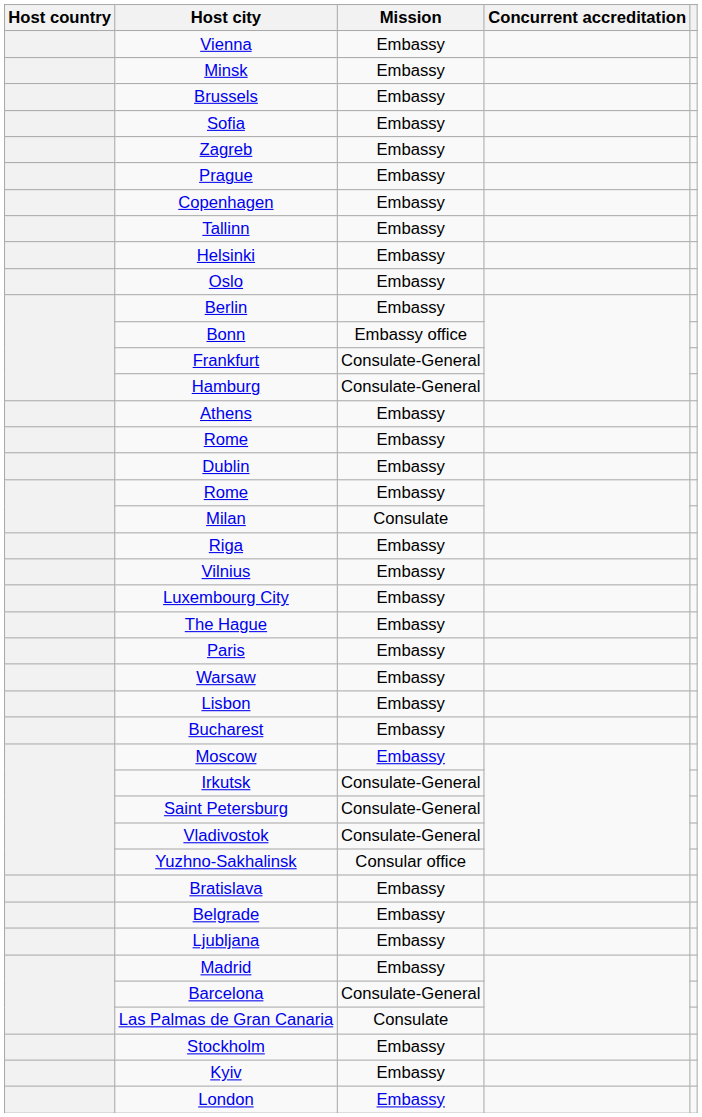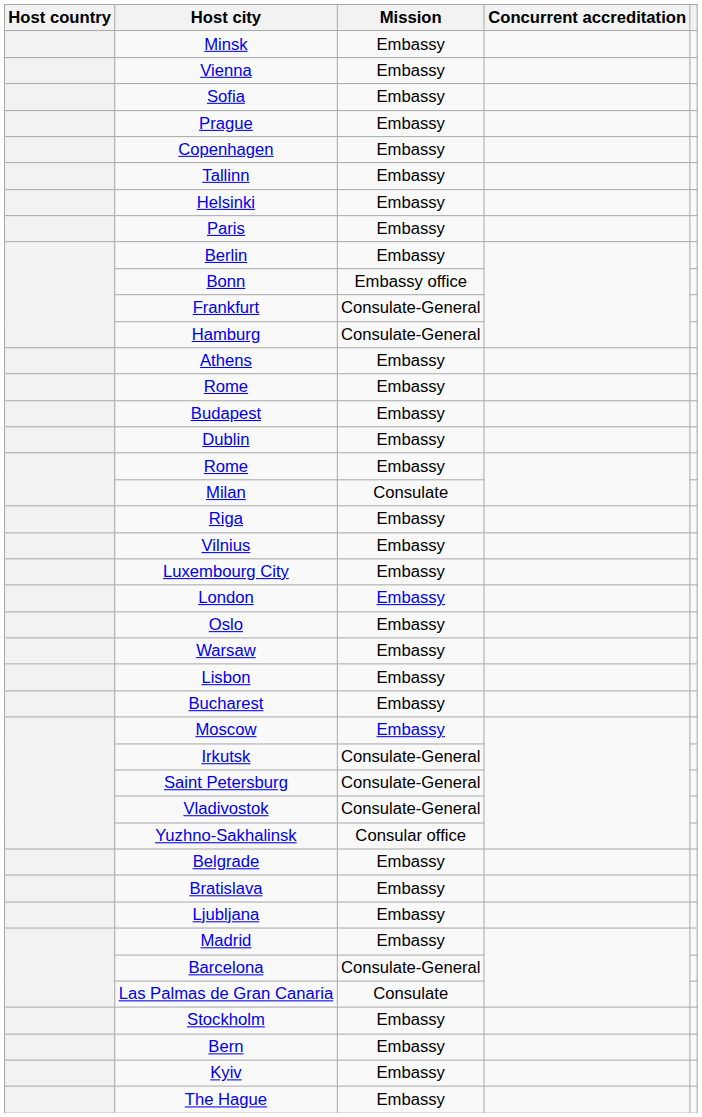rows swapped: (226, 44) <-> (226, 70)
- row: (226, 96)
- row: (226, 149)
rows swapped: (226, 651) <-> (226, 281)
+ row: (226, 413)
rows swapped: (226, 624) <-> (226, 1099)
rows swapped: (226, 914) <-> (226, 888)
+ row: (226, 1046)
